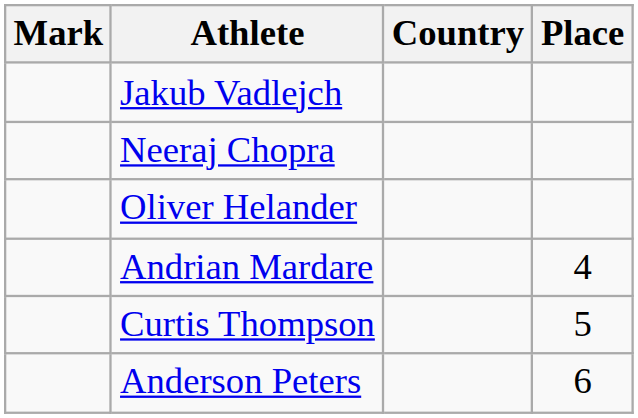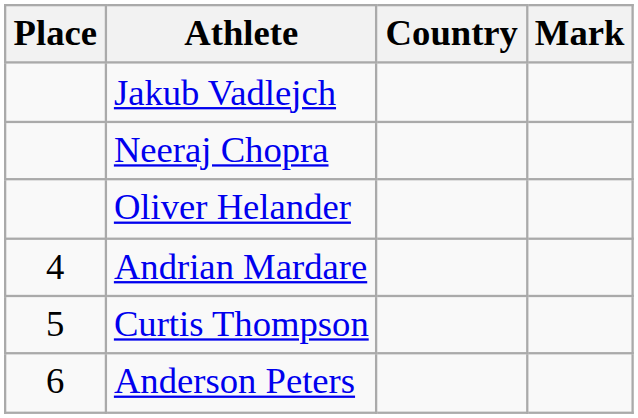columns swapped: (583, 33) <-> (58, 33)
